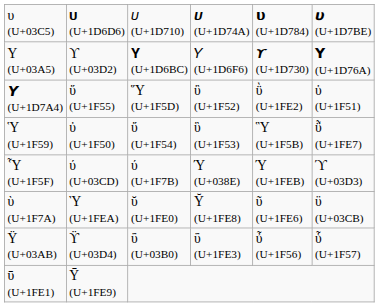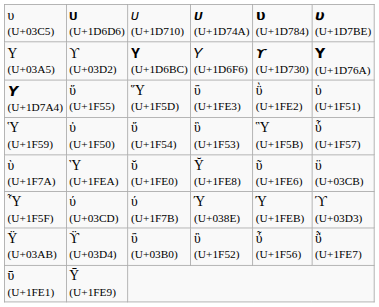(217, 98) ὒ (U+1F52) -> (217, 98) ΰ (U+1FE3)
(338, 136) ῧ (U+1FE7) -> (338, 136) ὗ (U+1F57)
rows swapped: (31, 172) <-> (32, 209)
(217, 246) ΰ (U+1FE3) -> (217, 246) ὒ (U+1F52)
(338, 246) ὗ (U+1F57) -> (338, 246) ῧ (U+1FE7)
